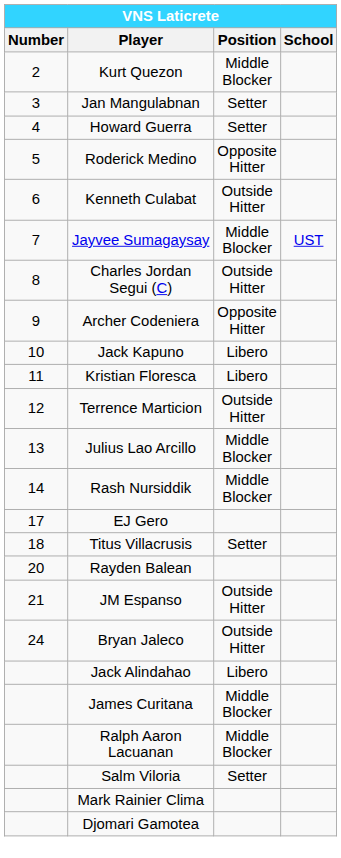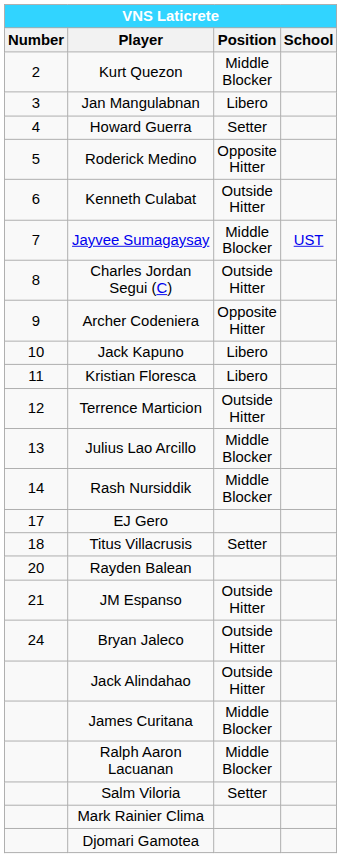(247, 103) Setter -> (247, 103) Libero
(247, 672) Libero -> (247, 680) Outside Hitter
